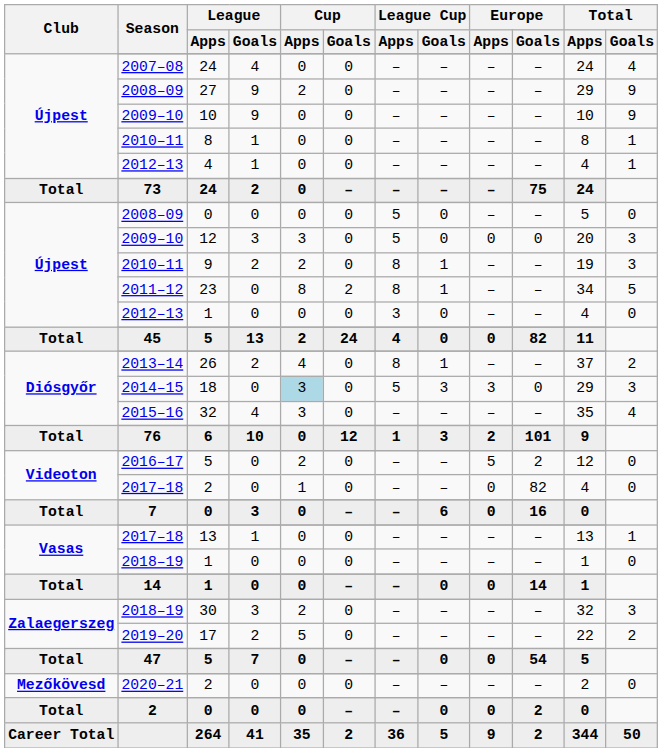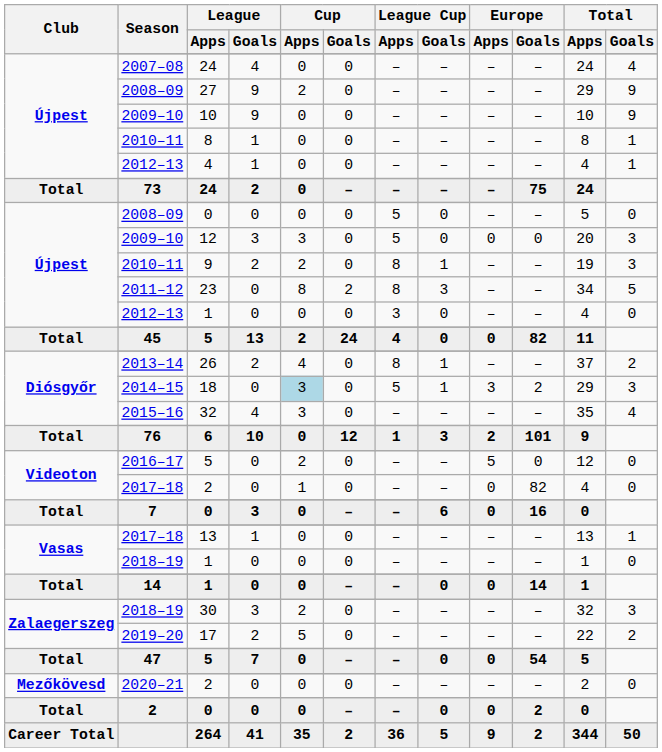(444, 289) 1 -> (444, 289) 3
(444, 388) 3 -> (444, 388) 1
(538, 388) 0 -> (538, 388) 2
(538, 463) 2 -> (538, 463) 0
